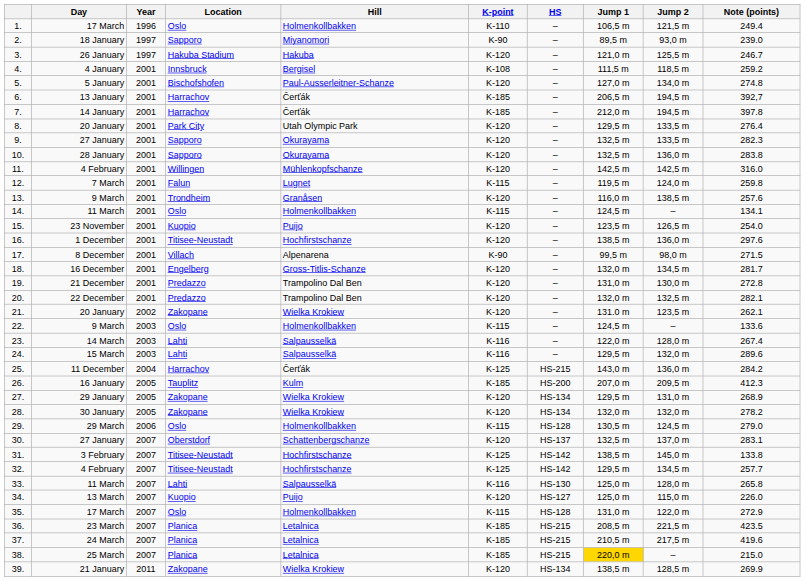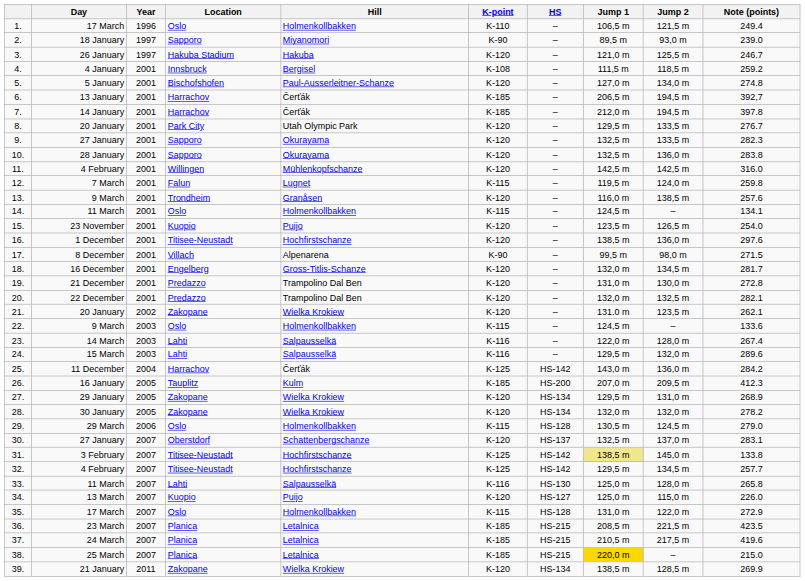(751, 126) 276.4 -> (751, 126) 276.7
(555, 369) HS-215 -> (555, 369) HS-142
(613, 455) no background -> (613, 455) khaki background
